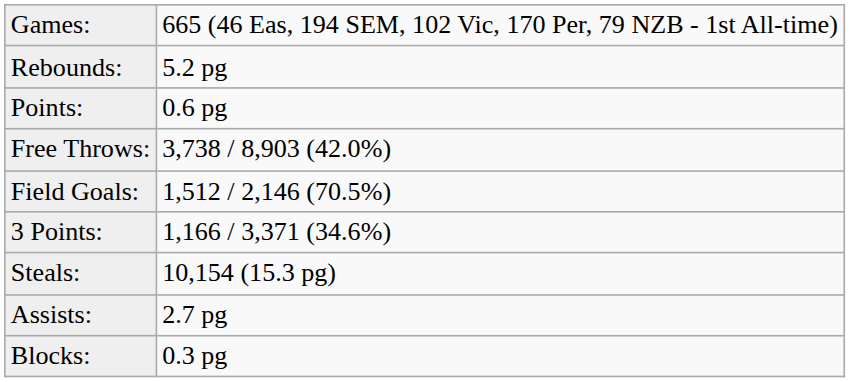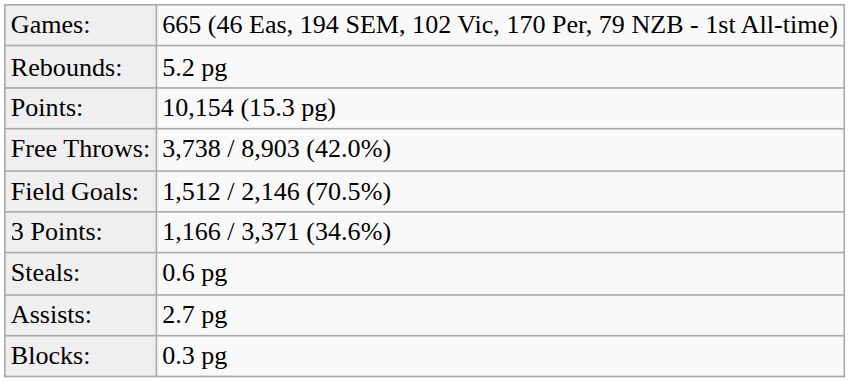(195, 107) 0.6 pg -> (249, 107) 10,154 (15.3 pg)
(249, 273) 10,154 (15.3 pg) -> (195, 273) 0.6 pg
